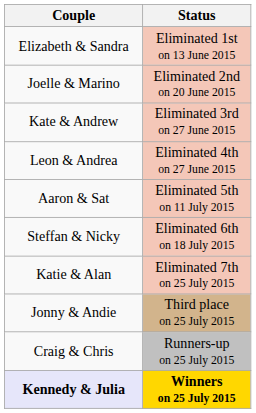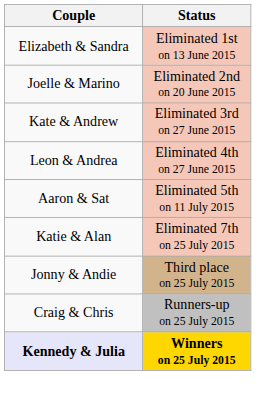- row: (74, 236)
